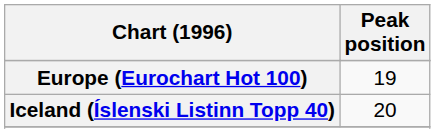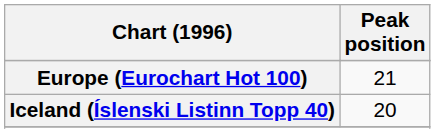(385, 77) 19 -> (385, 77) 21
